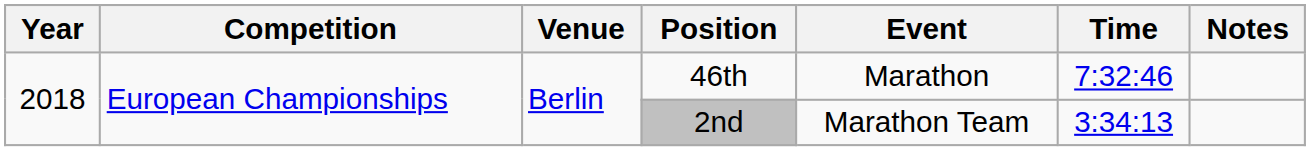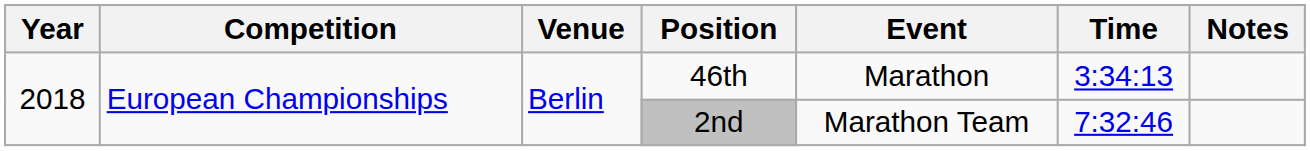(1124, 76) 7:32:46 -> (1124, 76) 3:34:13
(1124, 123) 3:34:13 -> (1124, 123) 7:32:46
